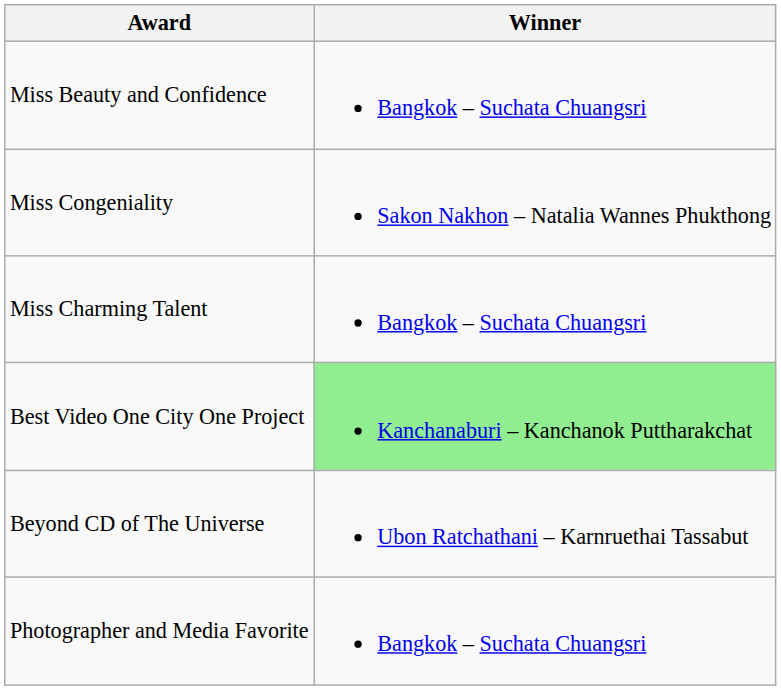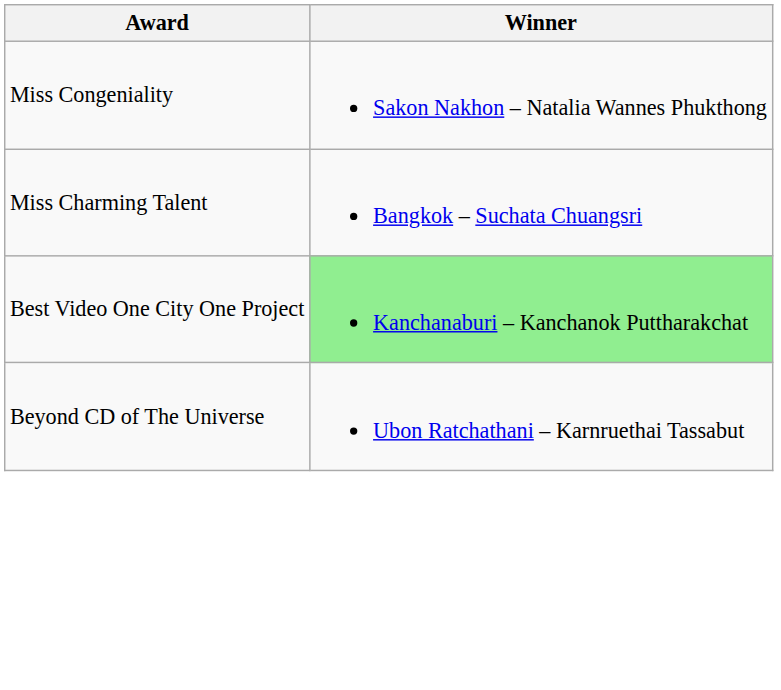- row: (138, 94)
- row: (159, 630)
